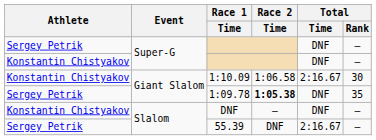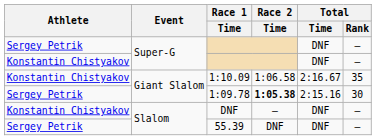(357, 78) 30 -> (357, 78) 35
(321, 94) DNF -> (321, 94) 2:15.16
(357, 94) 35 -> (357, 94) 30
(321, 126) 2:16.67 -> (321, 126) DNF
